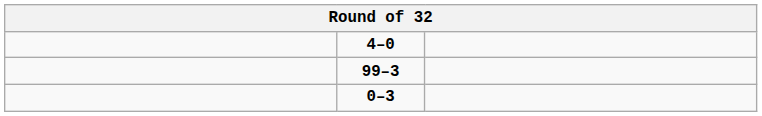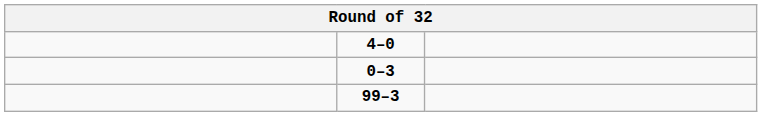rows swapped: (381, 71) <-> (381, 97)
